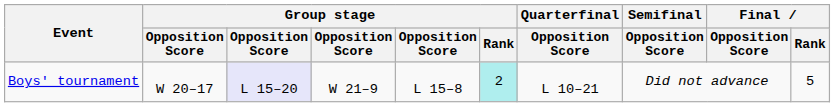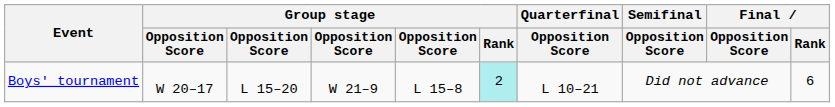(269, 90) lavender background -> (269, 90) no background
(810, 81) 5 -> (810, 81) 6
